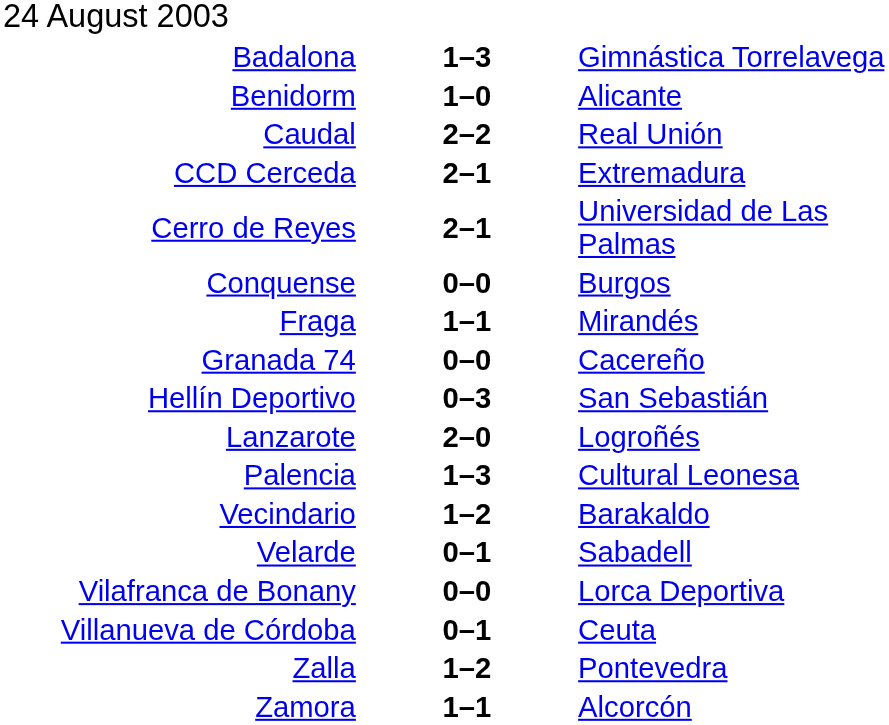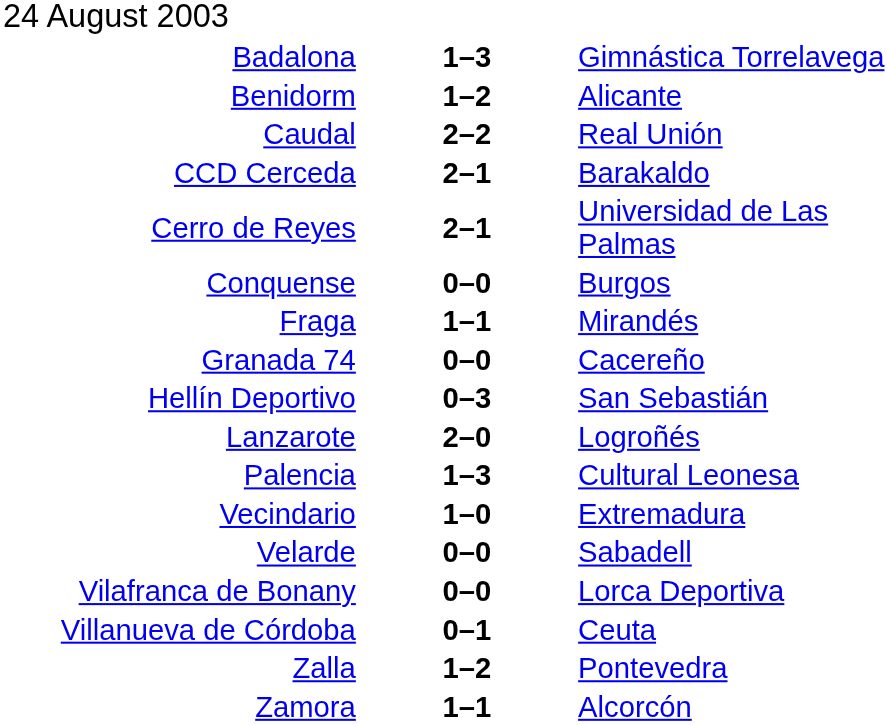(467, 96) 1–0 -> (467, 96) 1–2
(662, 173) Extremadura -> (644, 173) Barakaldo
(467, 514) 1–2 -> (467, 514) 1–0
(644, 514) Barakaldo -> (662, 514) Extremadura
(467, 552) 0–1 -> (467, 552) 0–0
